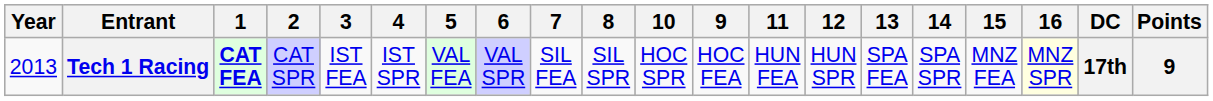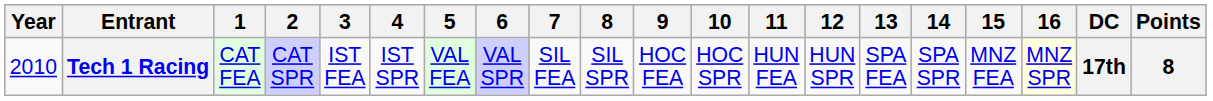columns swapped: (721, 21) <-> (664, 21)
(33, 66) 2013 -> (33, 66) 2010
(240, 66) bold -> (240, 66) normal
(1169, 66) 9 -> (1168, 66) 8
